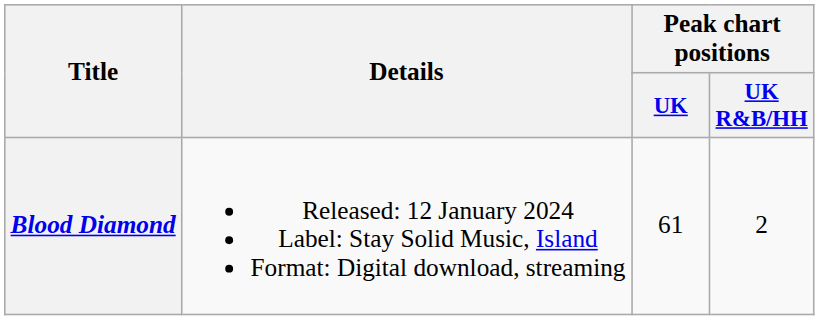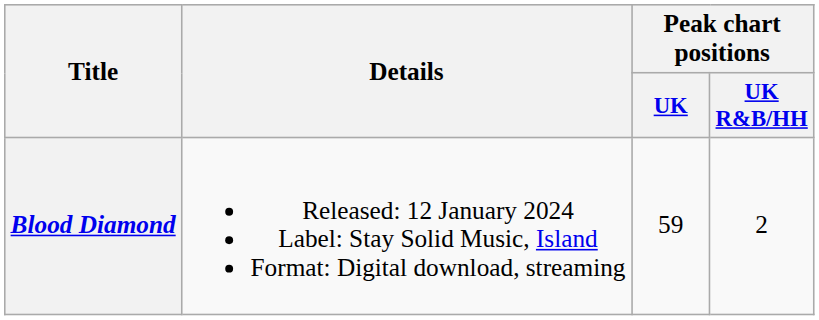(671, 225) 61 -> (671, 225) 59
